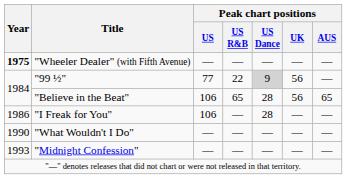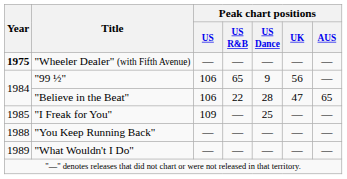(208, 79) 77 -> (208, 79) 106
(238, 79) 22 -> (238, 79) 65
(267, 79) lightgrey background -> (267, 79) no background
(238, 97) 65 -> (238, 97) 22
(297, 97) 56 -> (297, 97) 47
(18, 114) 1986 -> (18, 114) 1985
(208, 114) 106 -> (208, 114) 109
(267, 114) 28 -> (267, 114) 25
+ row: (95, 132)
(18, 132) 1990 -> (18, 150) 1989
- row: (87, 150)
